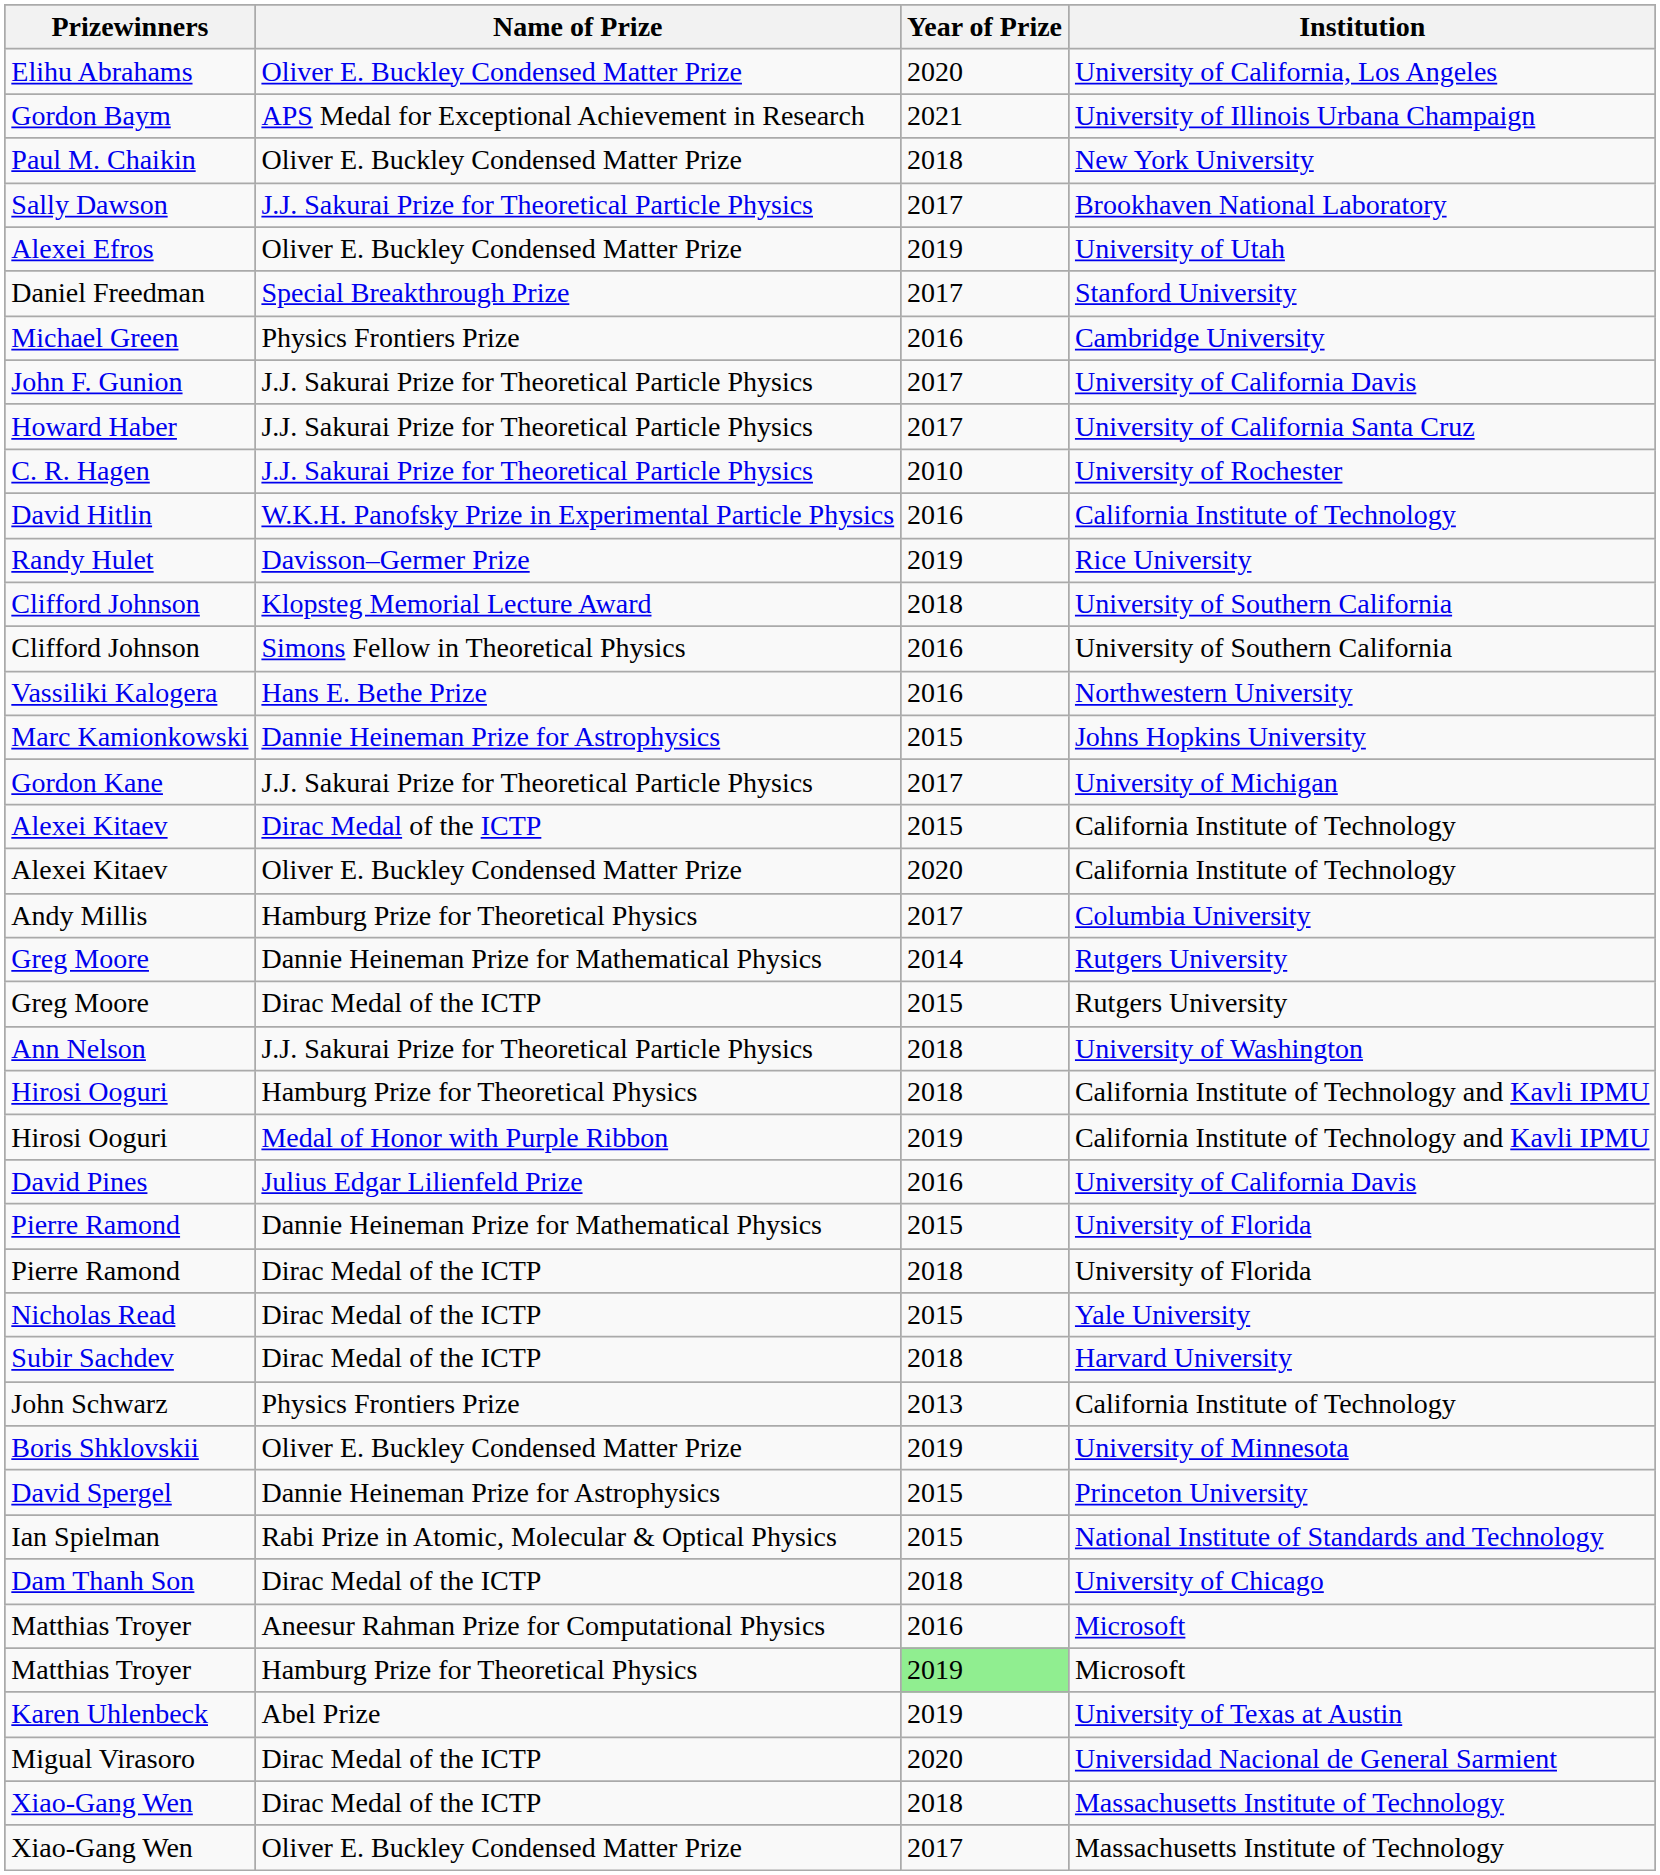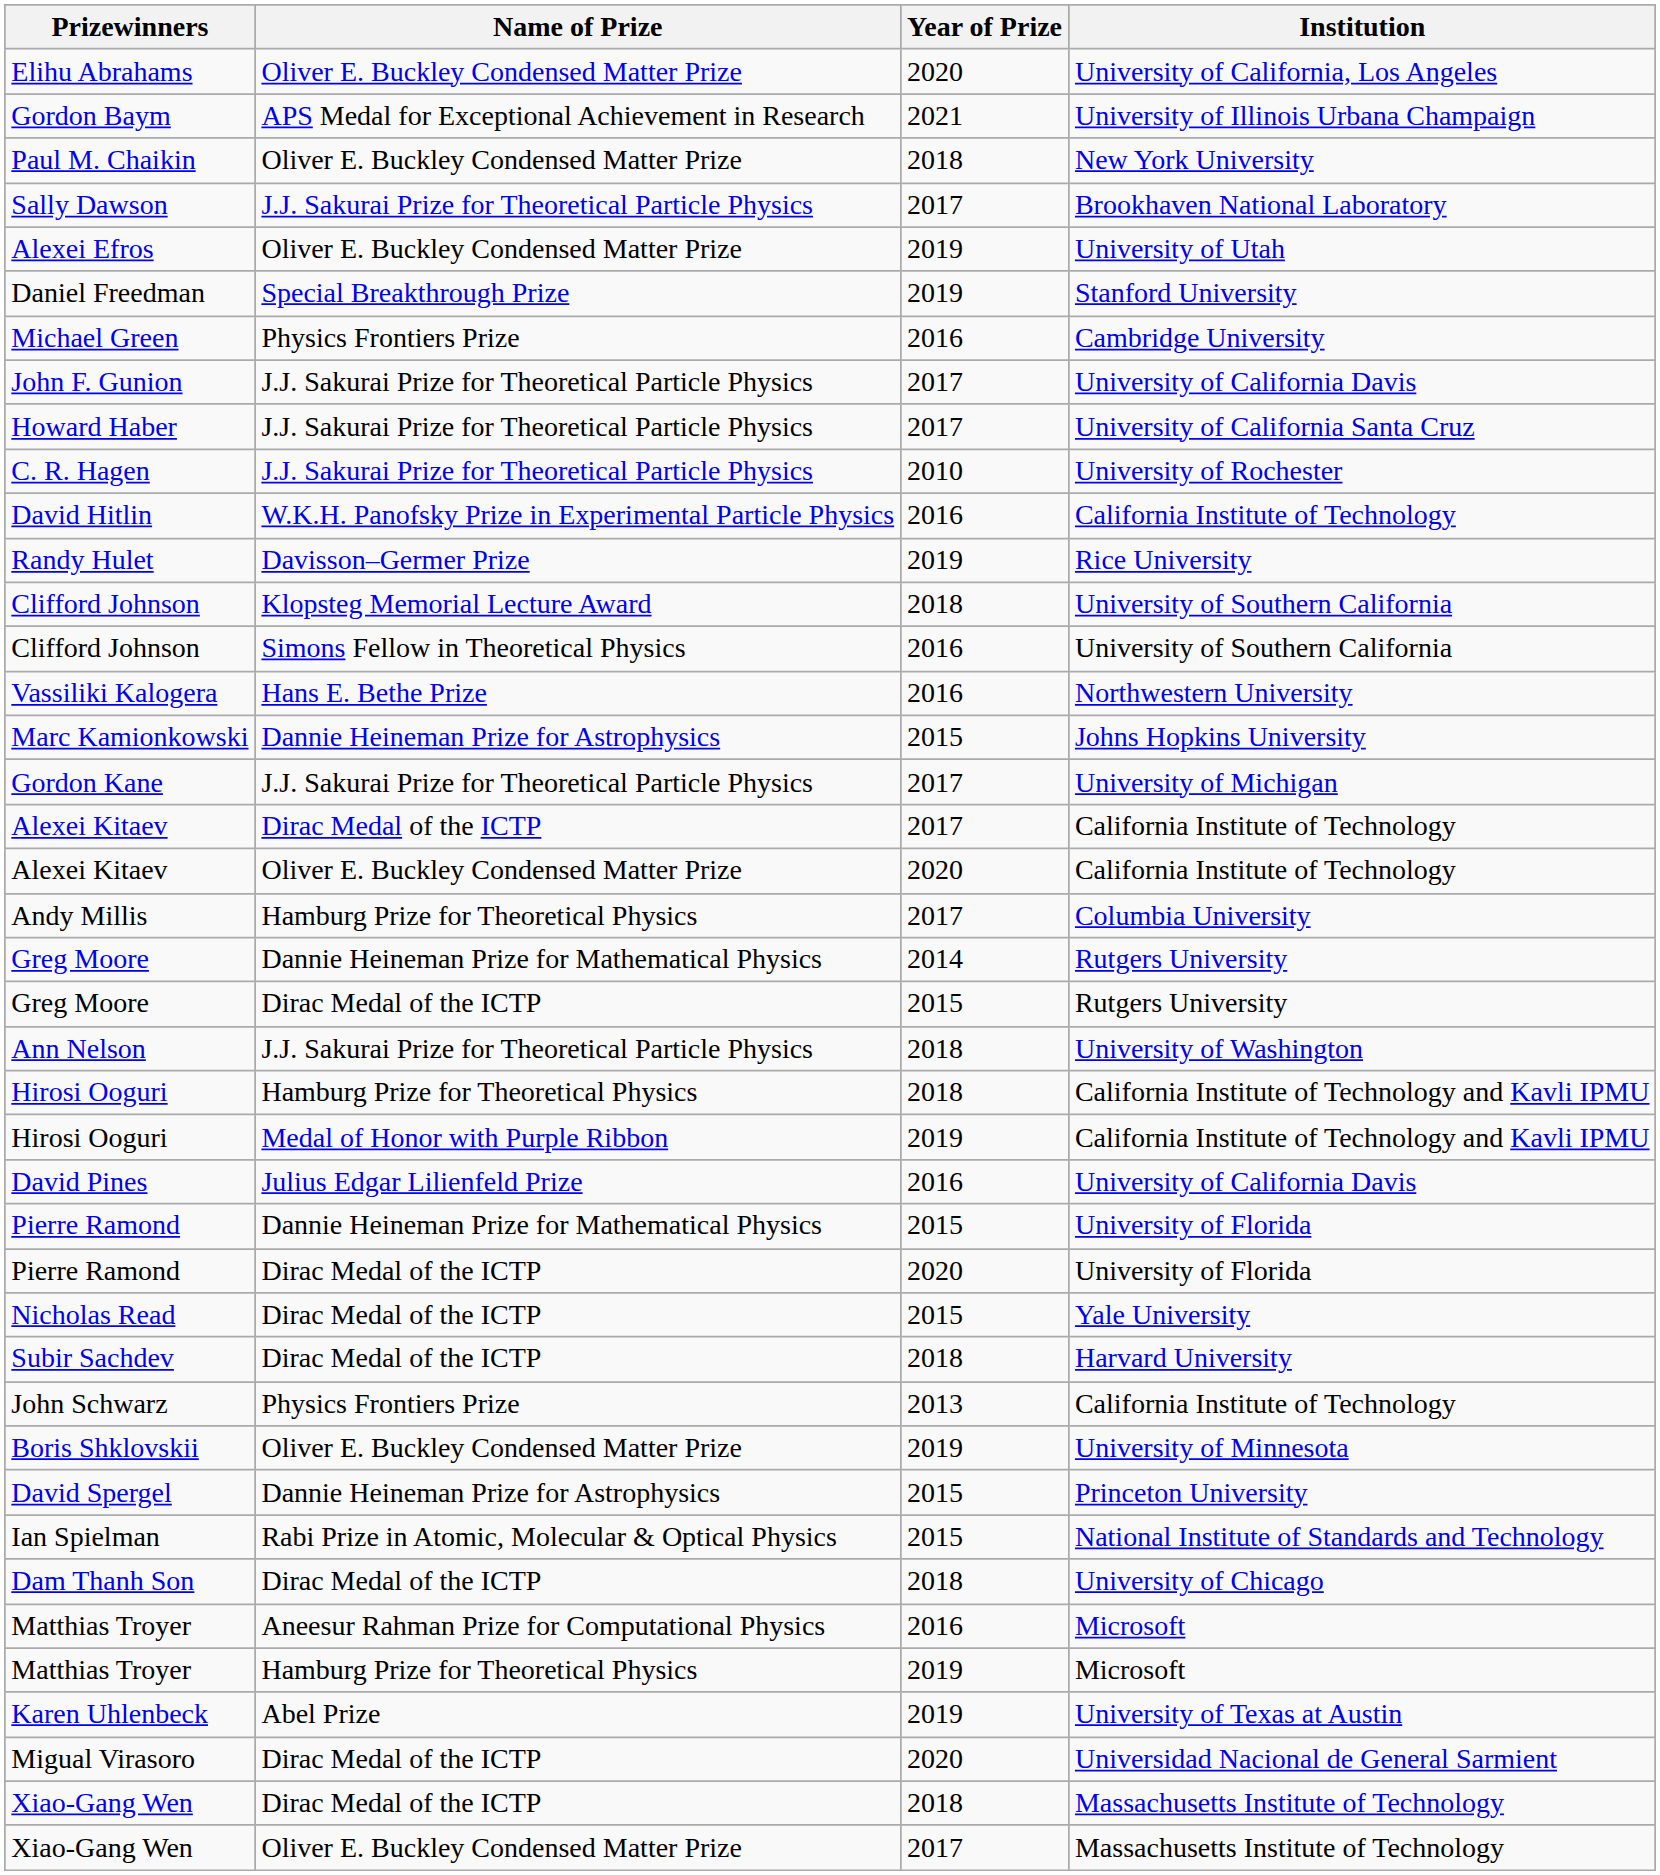(935, 293) 2017 -> (935, 293) 2019
(935, 826) 2015 -> (935, 826) 2017
(935, 1270) 2018 -> (935, 1270) 2020
(935, 1669) lightgreen background -> (935, 1669) no background
